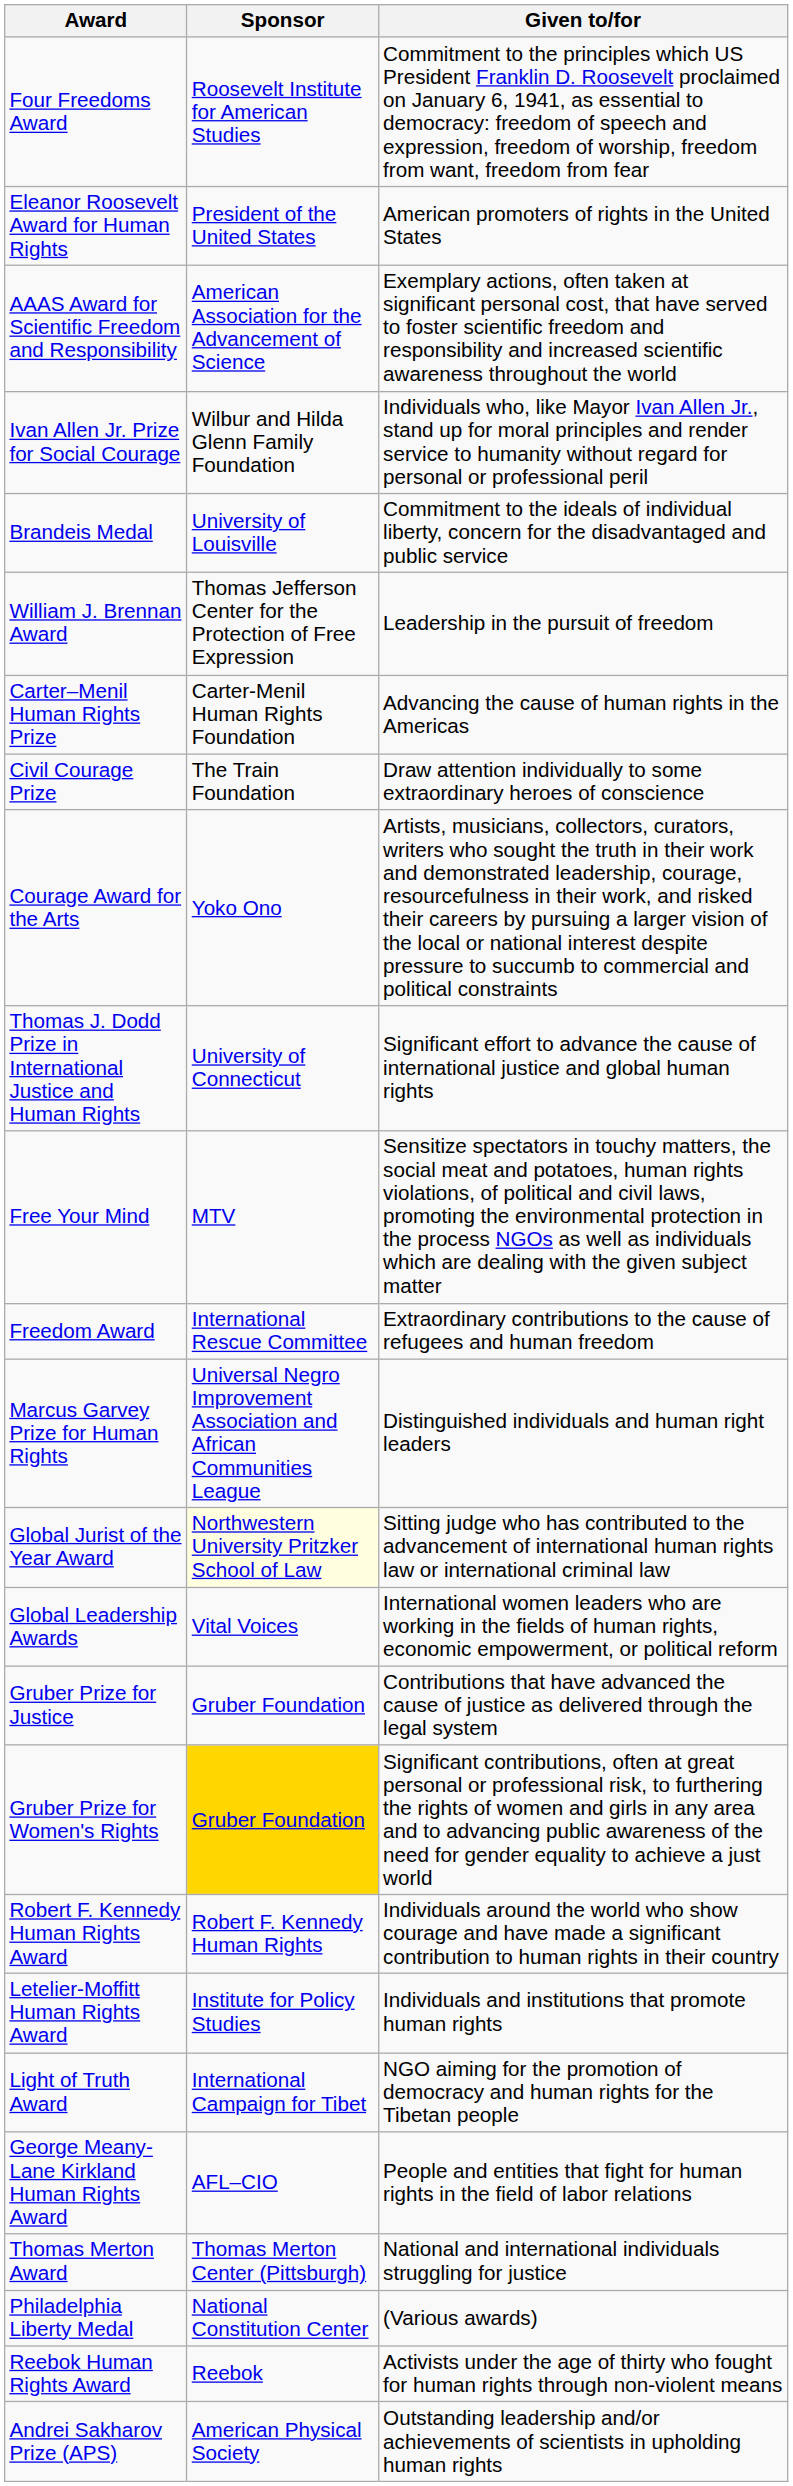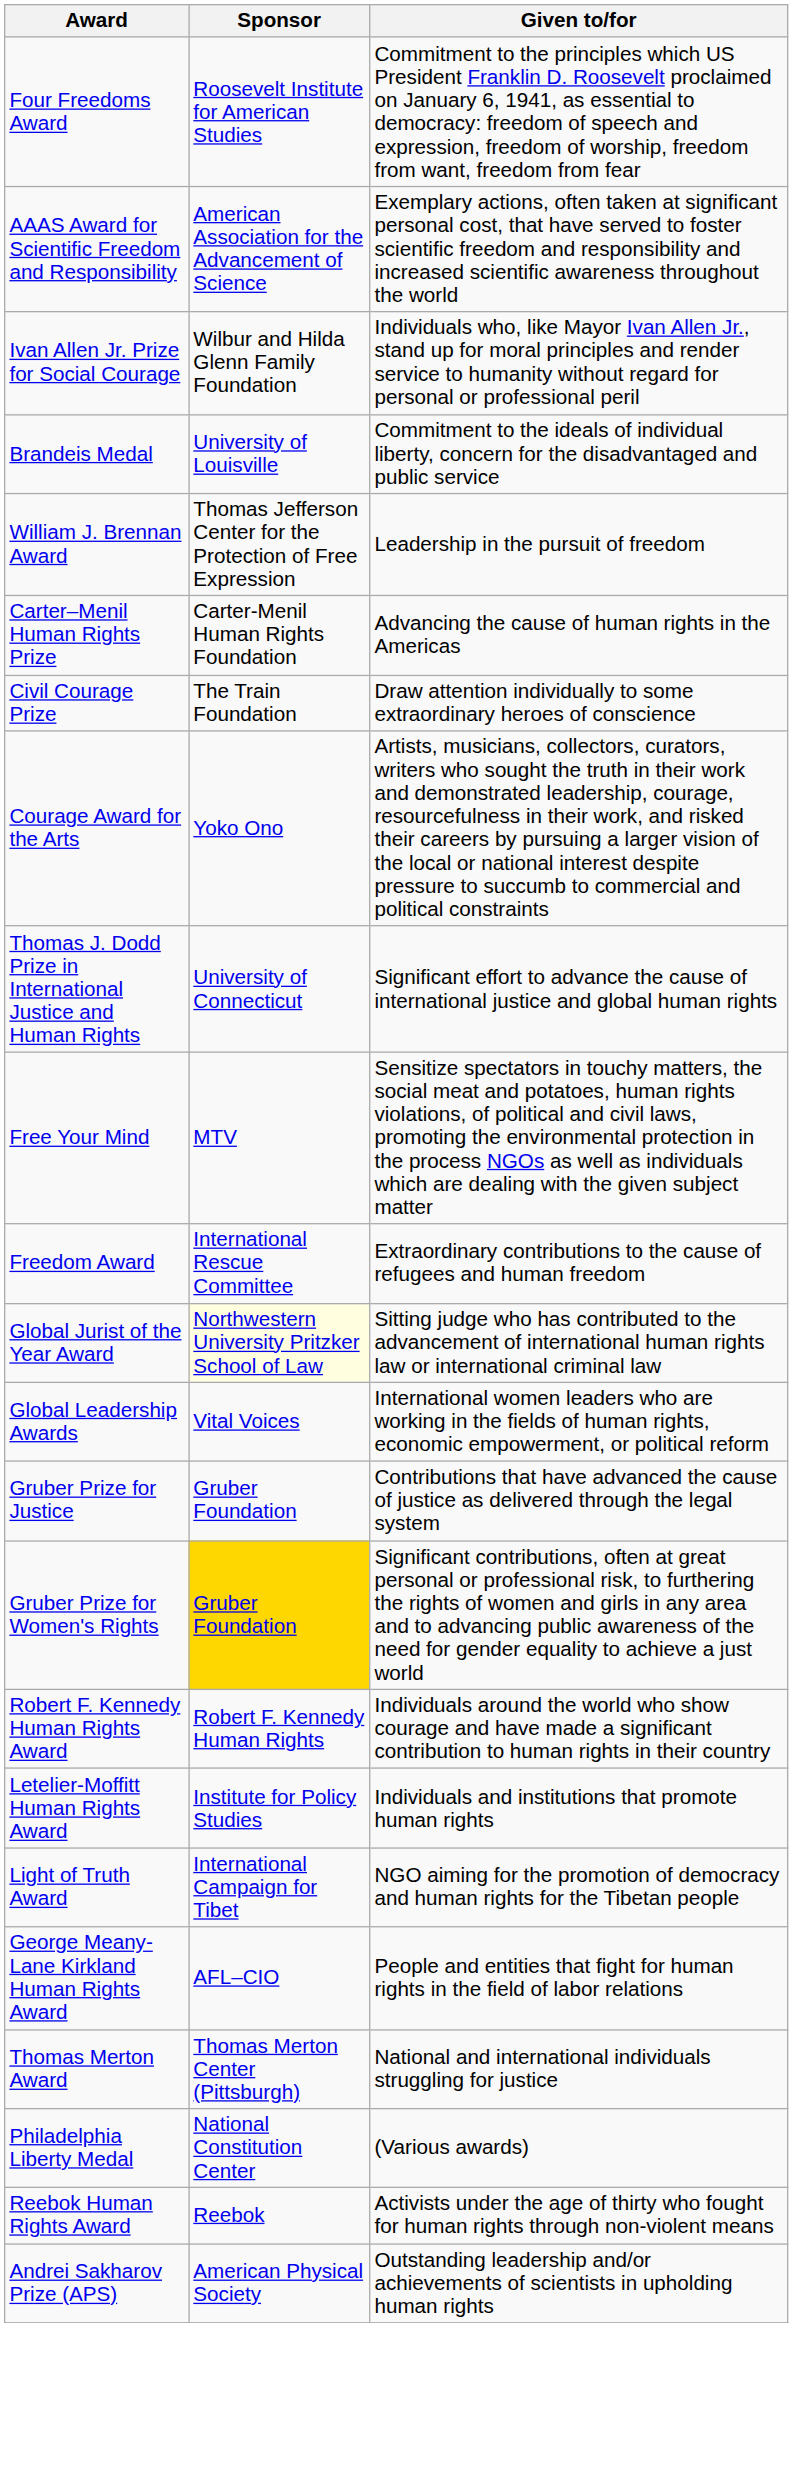- row: (94, 225)
- row: (84, 1433)
